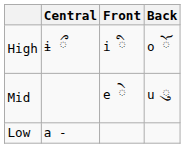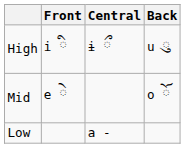columns swapped: (122, 15) <-> (70, 15)
(159, 45) o ོ -> (159, 45) u ུ
(159, 94) u ུ -> (159, 94) o ོ
